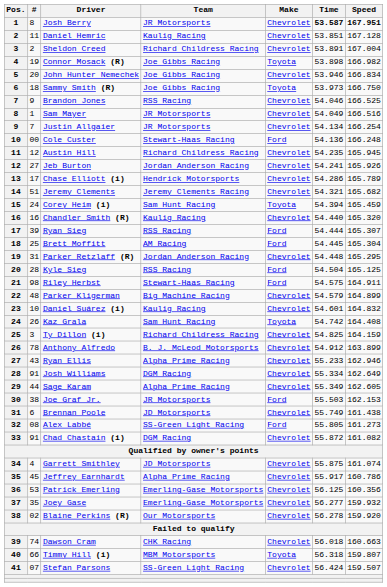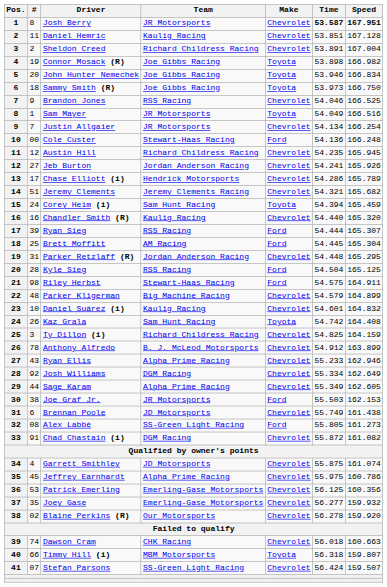(289, 76) Chevrolet -> (282, 76) Toyota
(289, 115) Chevrolet -> (282, 115) Toyota
(34, 374) 91 -> (34, 374) 92
(329, 478) 55.917 -> (329, 478) 55.975
